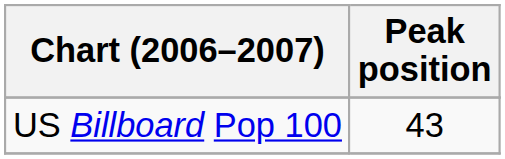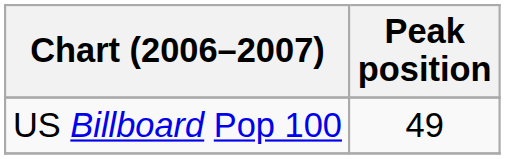(425, 125) 43 -> (425, 125) 49
